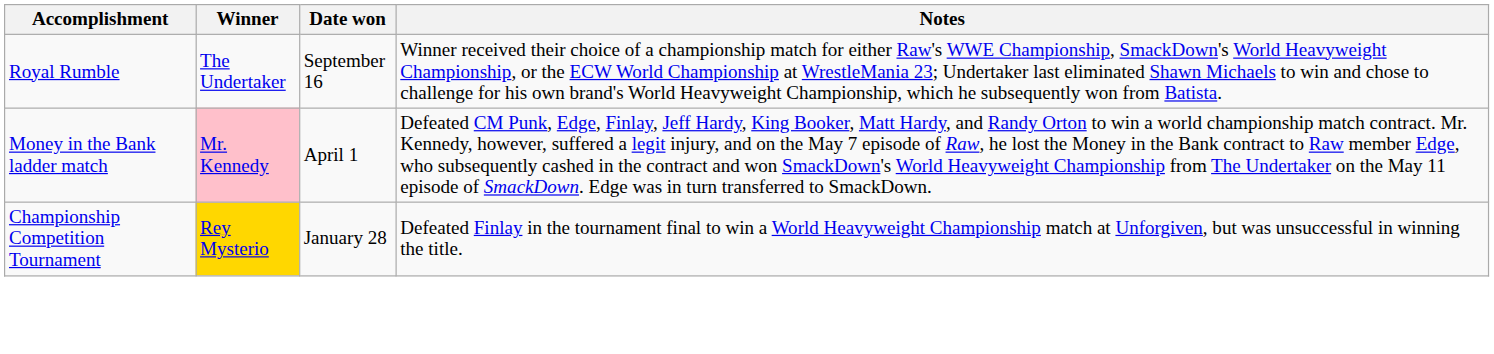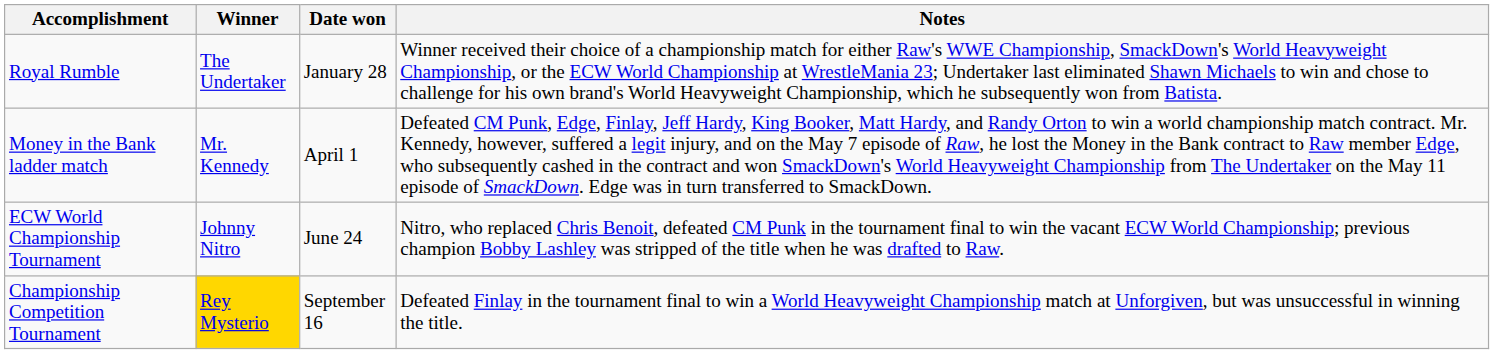(344, 71) September 16 -> (345, 71) January 28
(234, 154) pink background -> (234, 154) no background
+ row: (65, 238)
(345, 238) January 28 -> (344, 311) September 16
